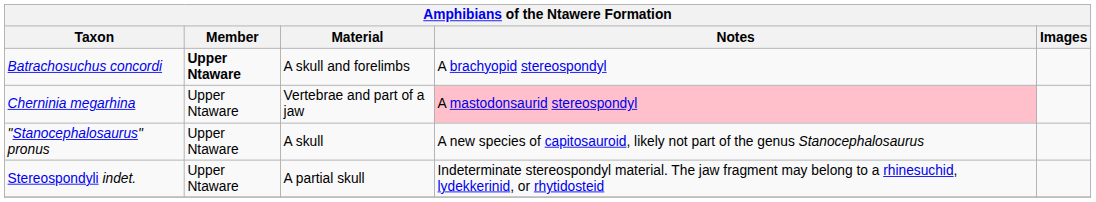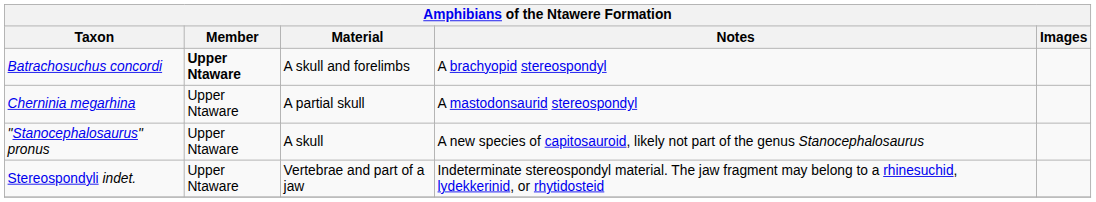(354, 104) Vertebrae and part of a jaw -> (324, 104) A partial skull
(537, 104) pink background -> (537, 104) no background
(324, 178) A partial skull -> (354, 178) Vertebrae and part of a jaw
